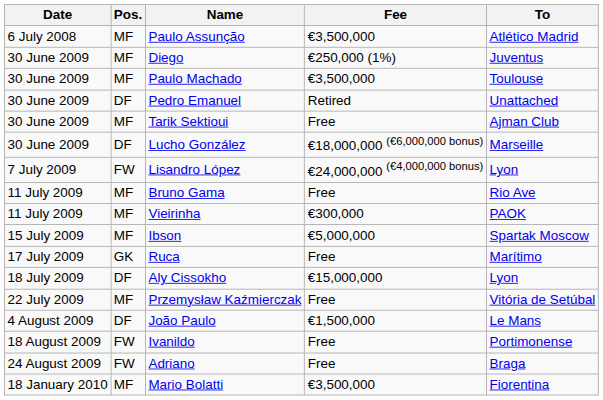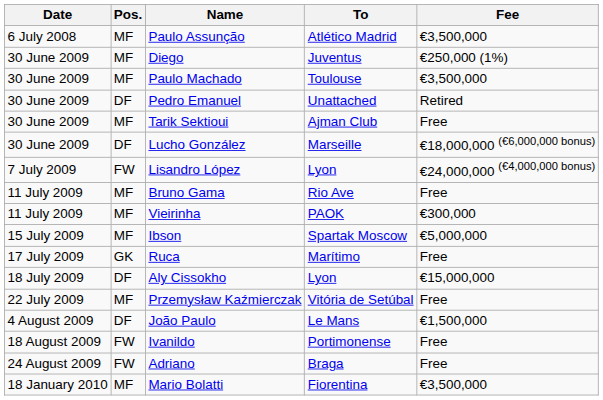columns swapped: (542, 15) <-> (396, 15)
